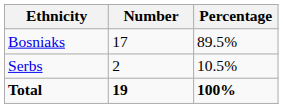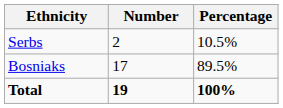rows swapped: (37, 41) <-> (25, 66)
